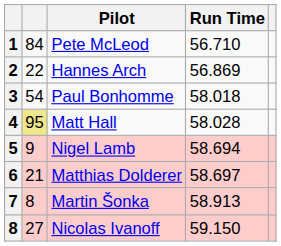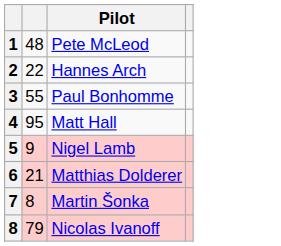- column: (227, 18)
(35, 44) 84 -> (35, 44) 48
(35, 97) 54 -> (35, 97) 55
(35, 123) khaki background -> (35, 123) no background
(35, 228) 27 -> (35, 228) 79
